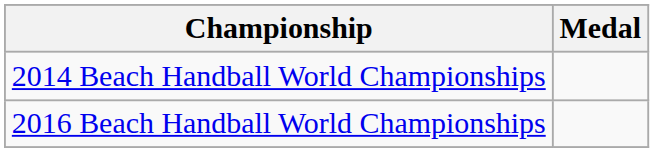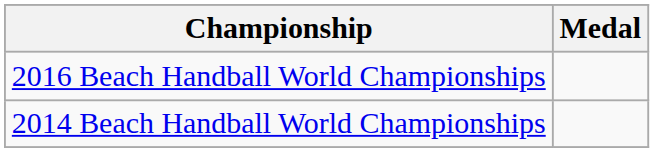rows swapped: (279, 75) <-> (279, 123)
